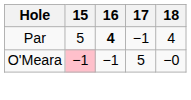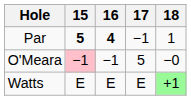(80, 38) normal -> (80, 38) bold
(171, 38) 4 -> (171, 38) 1
+ row: (26, 83)
